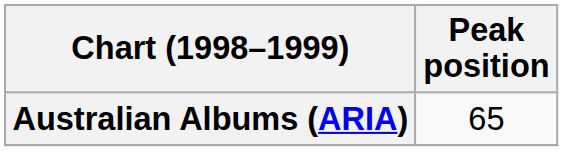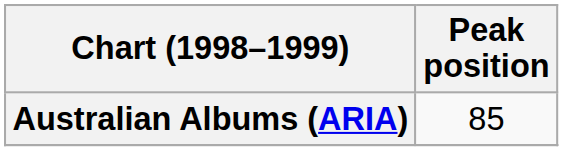(486, 118) 65 -> (486, 118) 85
